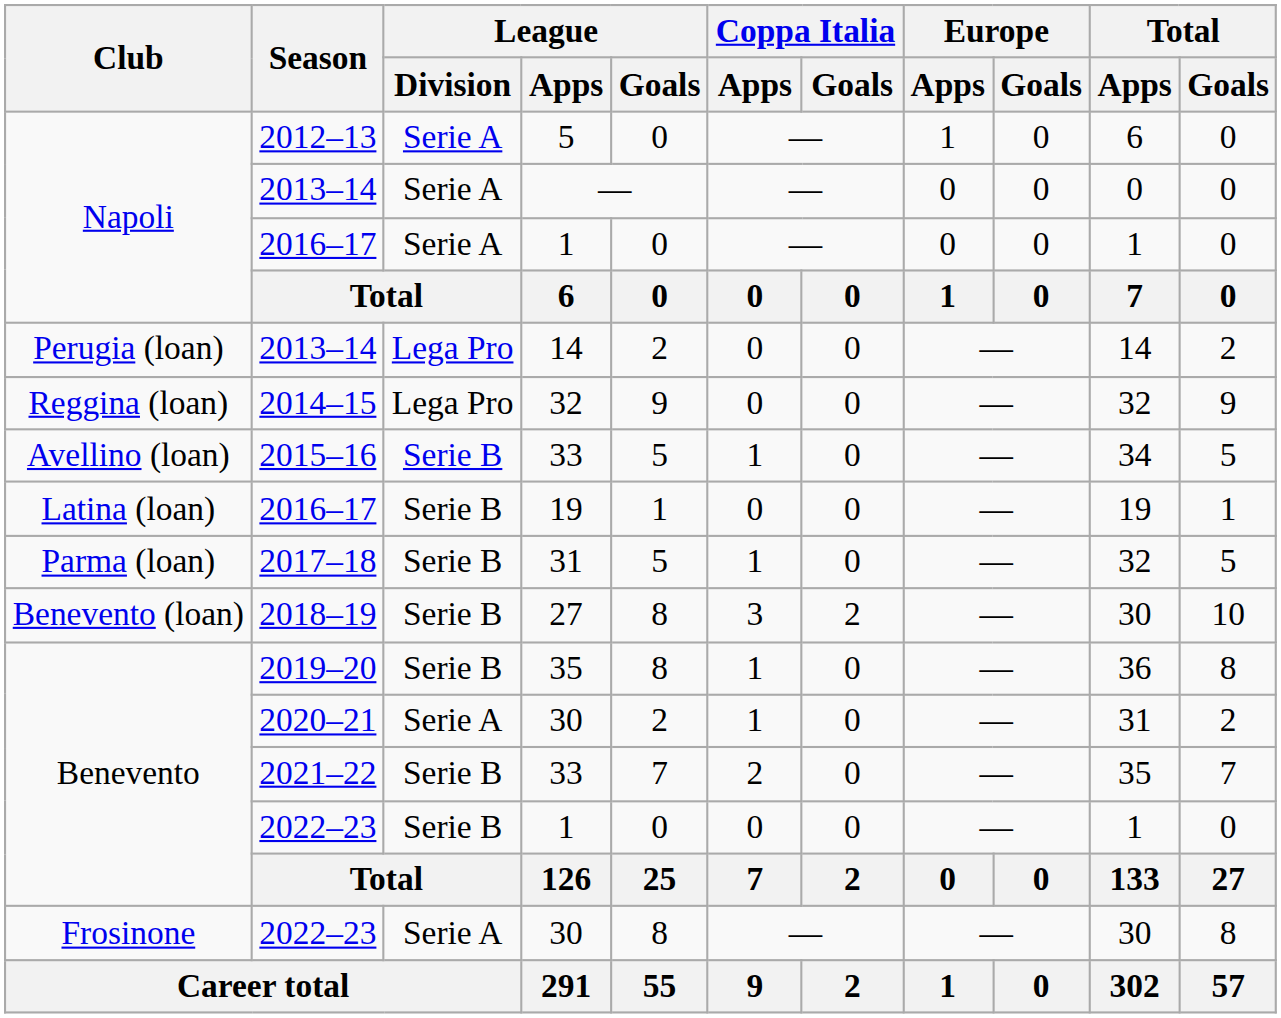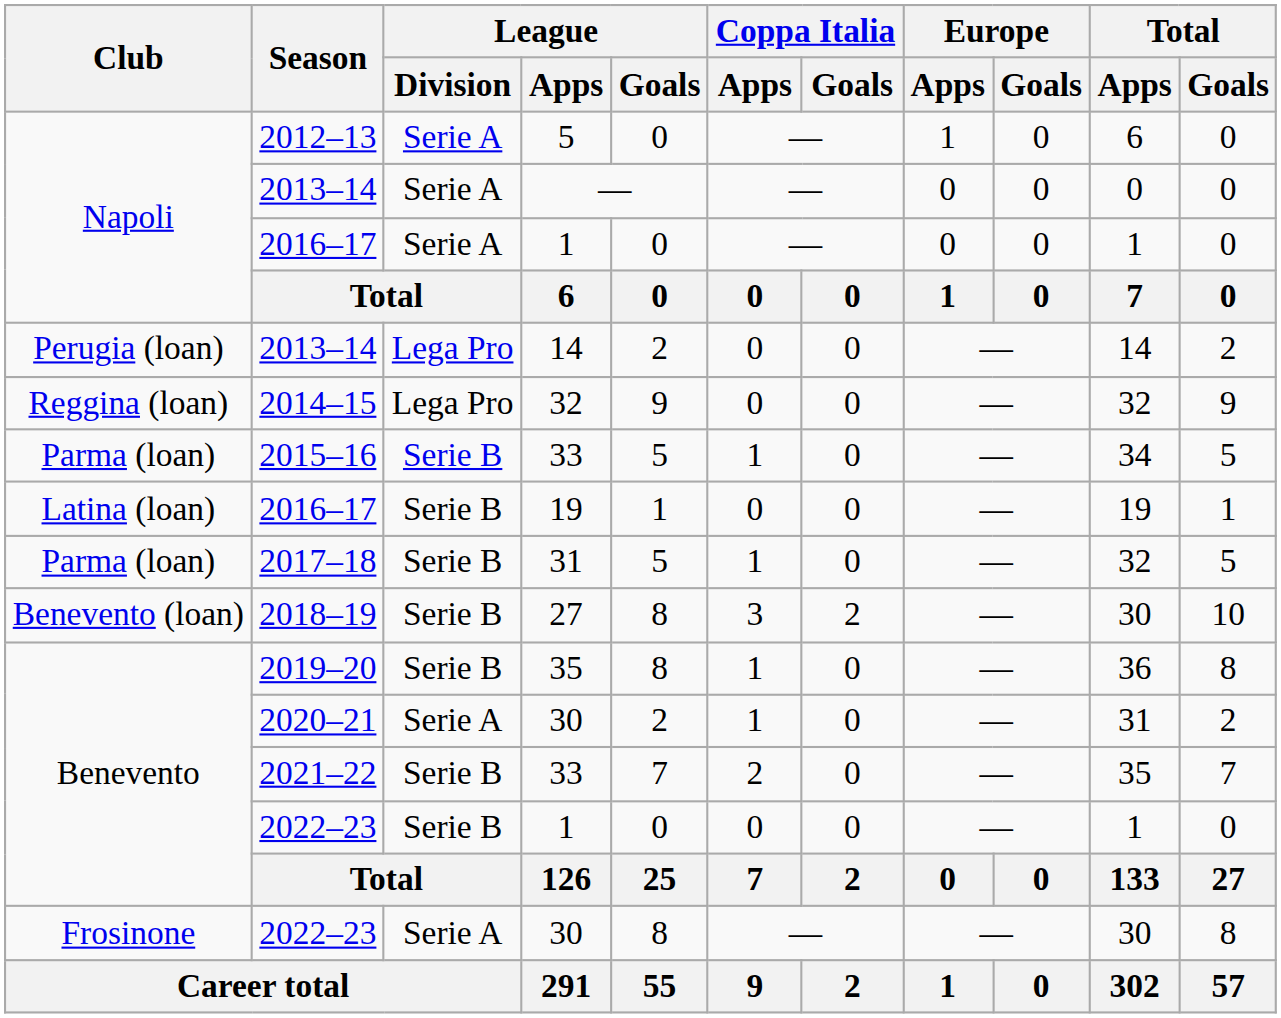(128, 455) Avellino (loan) -> (128, 455) Parma (loan)
